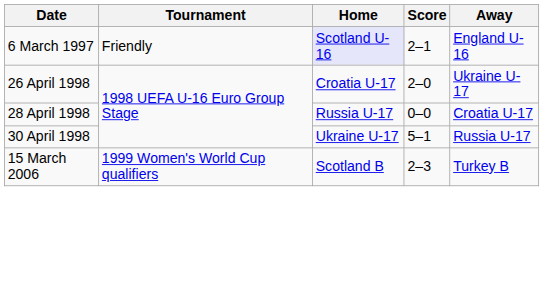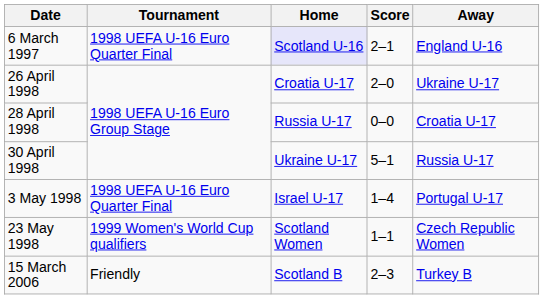(127, 45) Friendly -> (160, 45) 1998 UEFA U-16 Euro Quarter Final
+ row: (44, 198)
+ row: (31, 236)
(184, 166) 1999 Women's World Cup qualifiers -> (115, 274) Friendly
